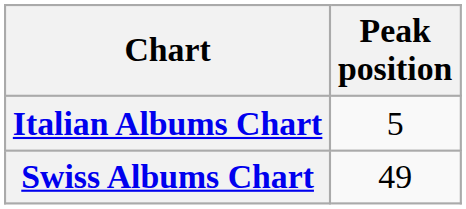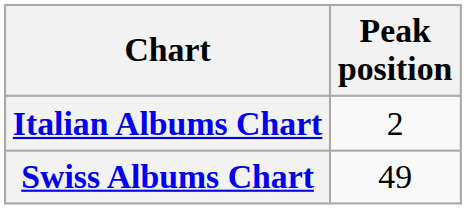(395, 122) 5 -> (395, 122) 2
